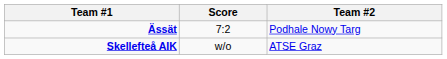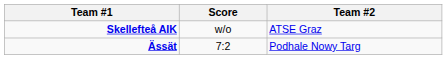rows swapped: (162, 29) <-> (142, 46)
